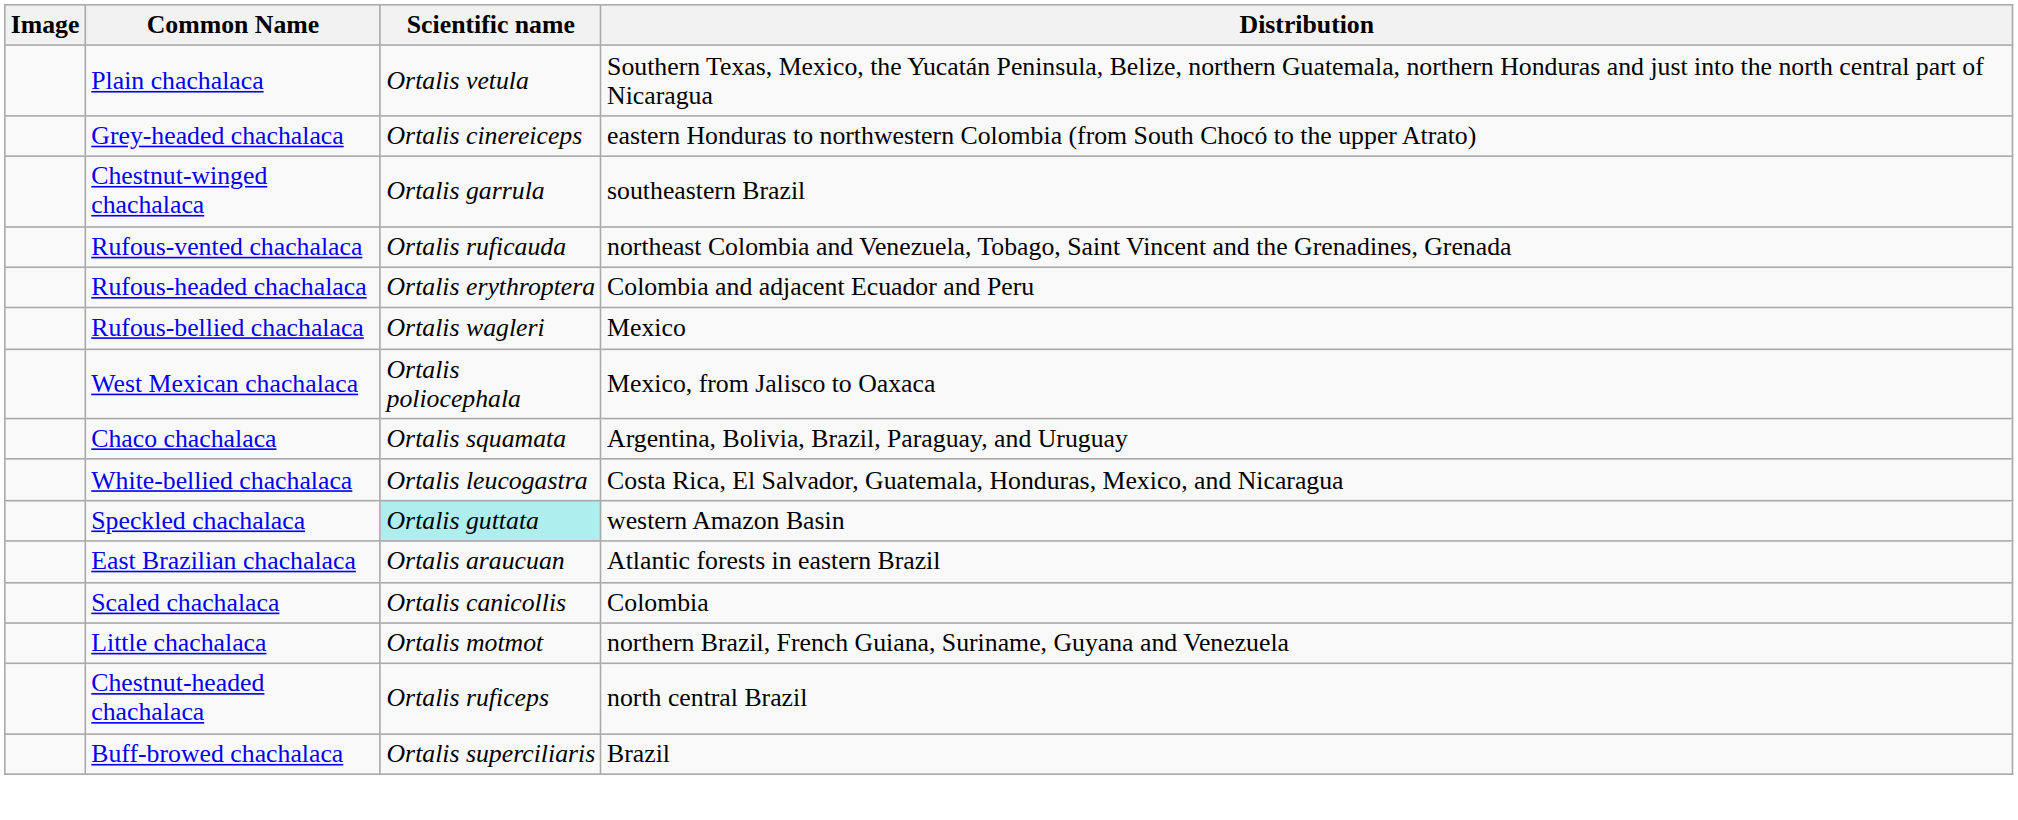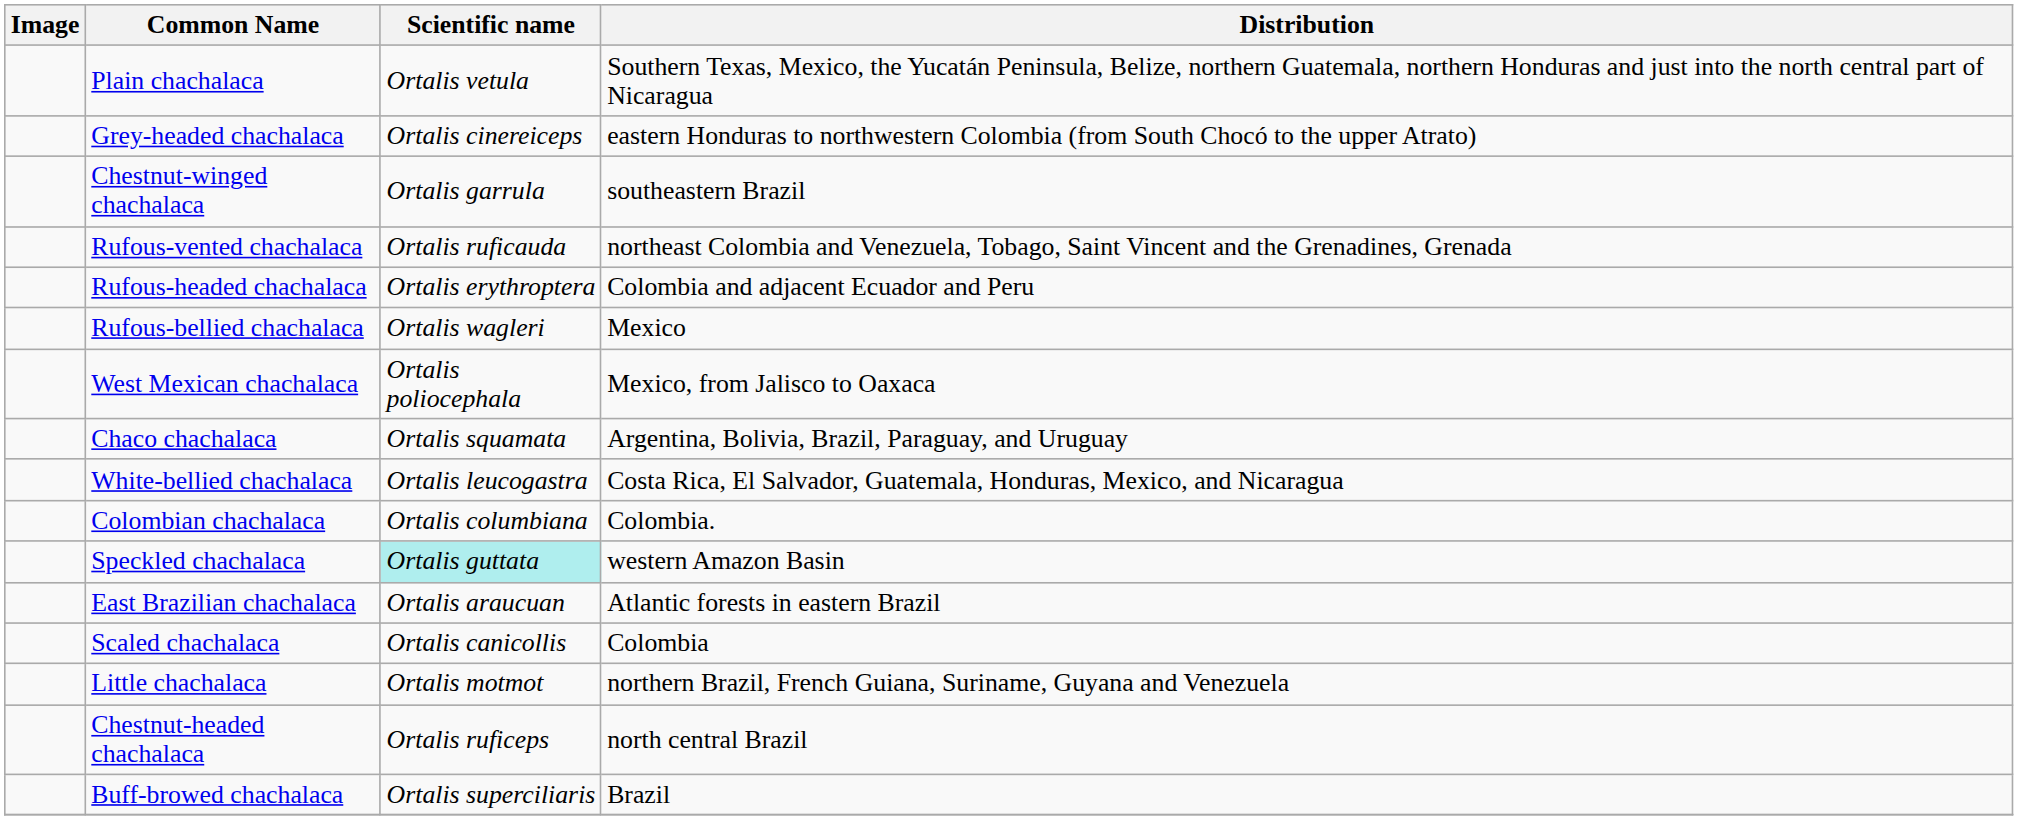+ row: (208, 520)
